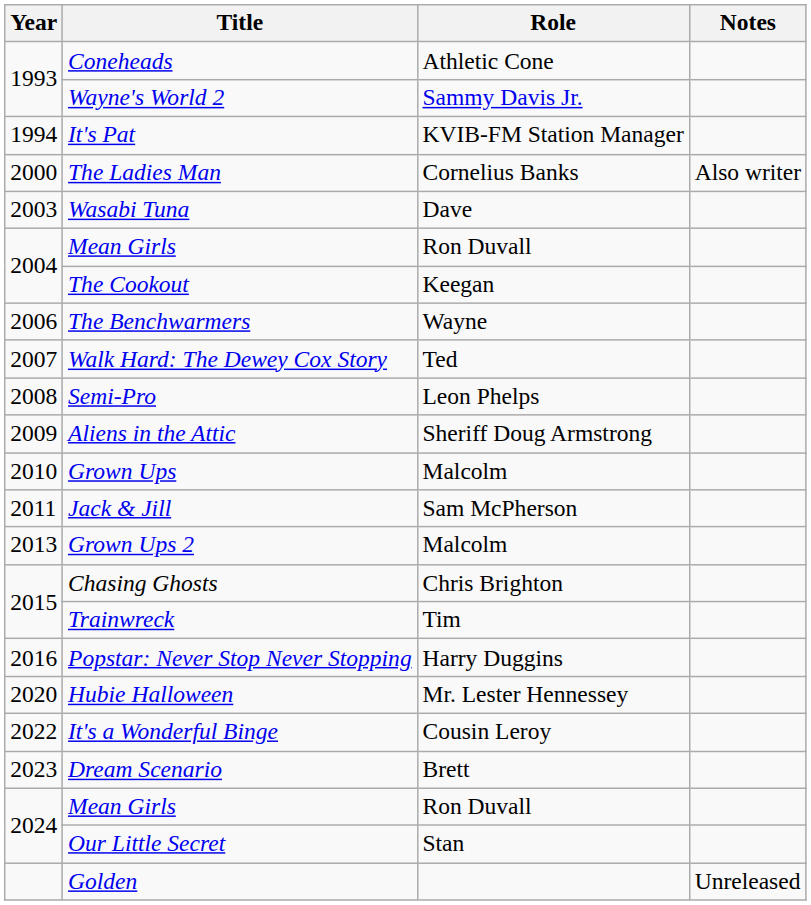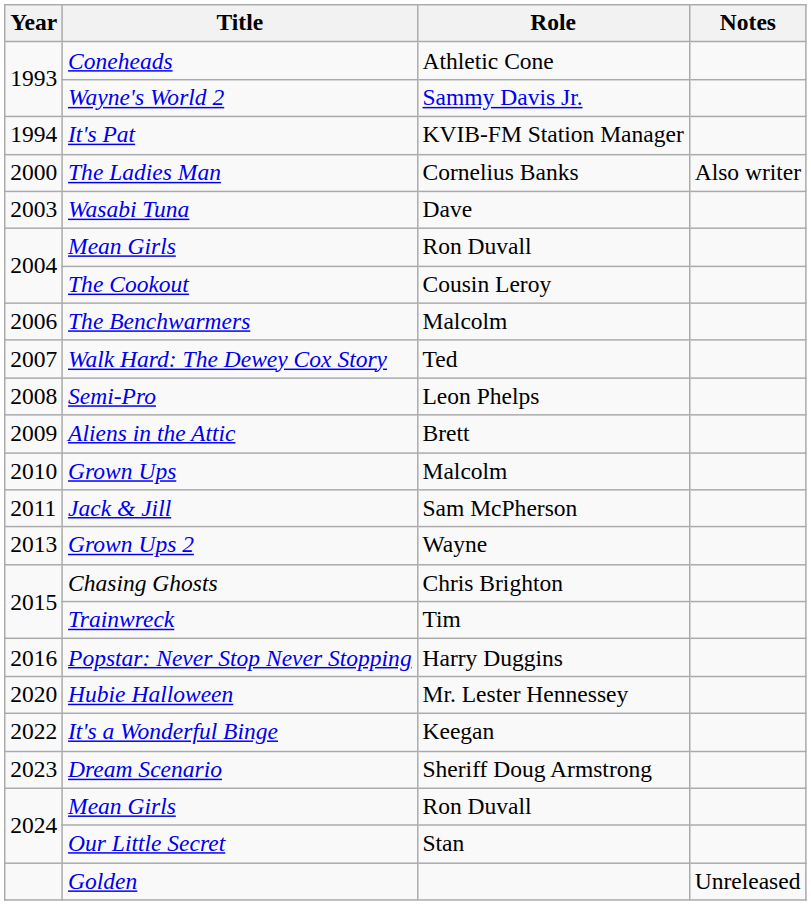(458, 284) Keegan -> (487, 284) Cousin Leroy
(455, 321) Wayne -> (465, 321) Malcolm
(537, 433) Sheriff Doug Armstrong -> (446, 433) Brett
(465, 545) Malcolm -> (455, 545) Wayne
(487, 731) Cousin Leroy -> (458, 731) Keegan
(446, 769) Brett -> (537, 769) Sheriff Doug Armstrong
